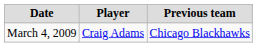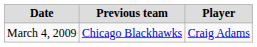columns swapped: (113, 13) <-> (200, 13)
